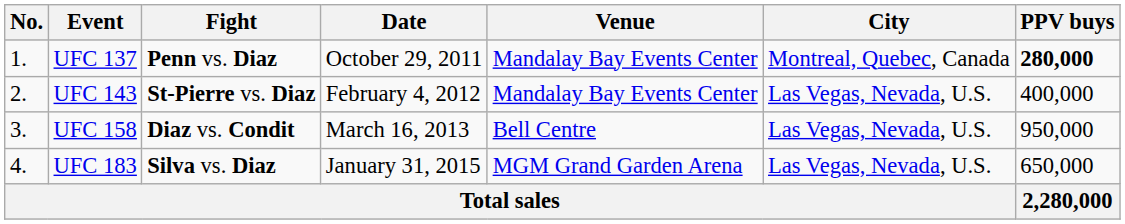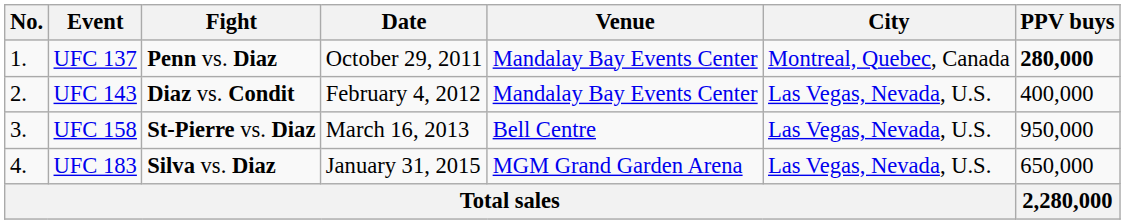(231, 93) St-Pierre vs. Diaz -> (221, 93) Diaz vs. Condit
(221, 129) Diaz vs. Condit -> (231, 129) St-Pierre vs. Diaz
